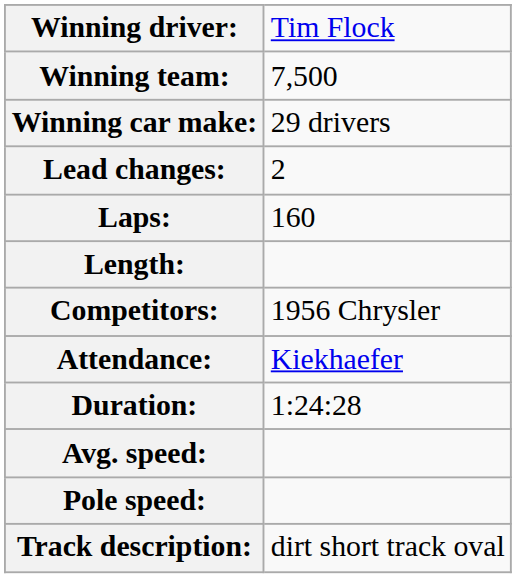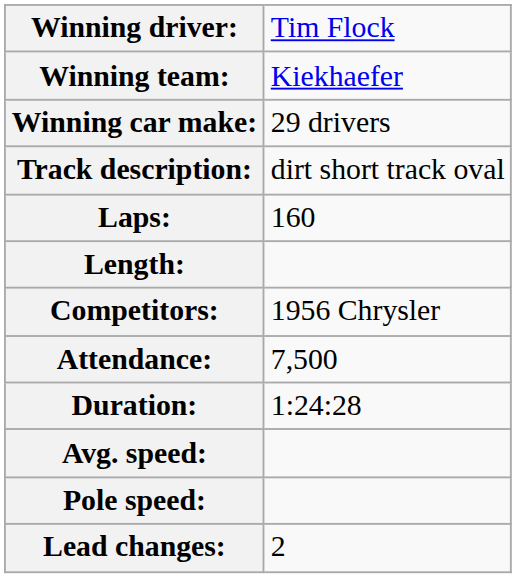(304, 75) 7,500 -> (337, 75) Kiekhaefer
rows swapped: (134, 547) <-> (134, 169)
(337, 358) Kiekhaefer -> (304, 358) 7,500
